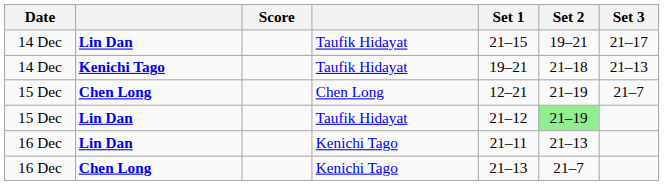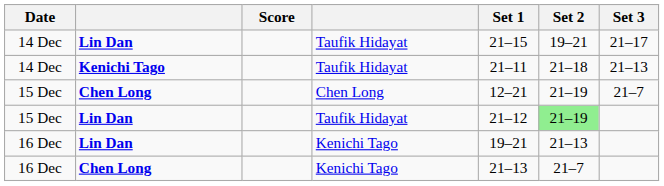(508, 67) 19–21 -> (508, 67) 21–11
(508, 143) 21–11 -> (508, 143) 19–21
